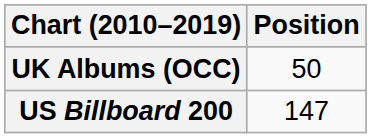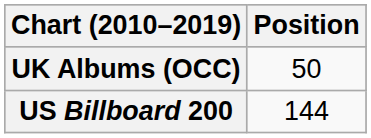(307, 111) 147 -> (307, 111) 144
